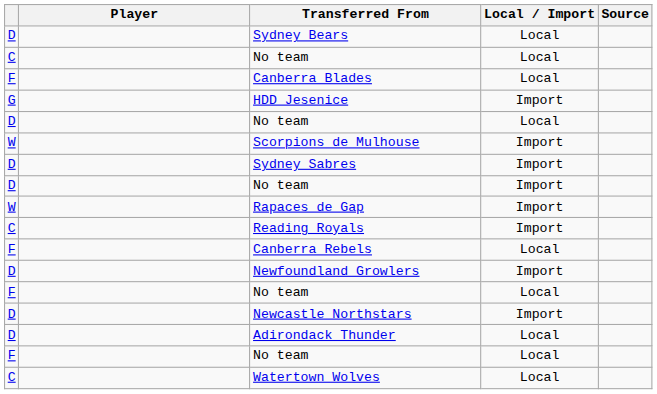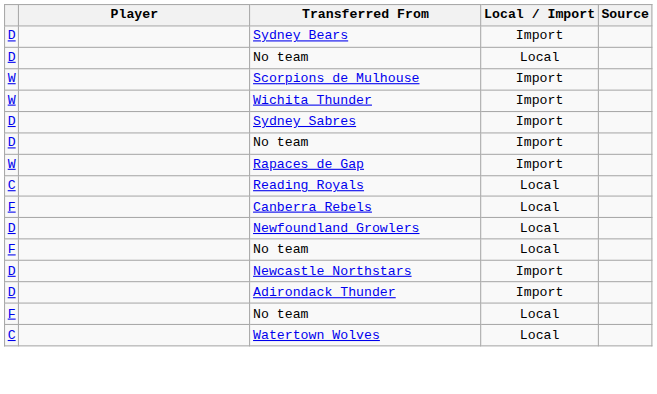(540, 37) Local -> (540, 37) Import
- row: (12, 58)
- row: (12, 80)
- row: (12, 101)
+ row: (12, 101)
(540, 229) Import -> (540, 186) Local
(540, 272) Import -> (540, 229) Local
(540, 336) Local -> (540, 293) Import
